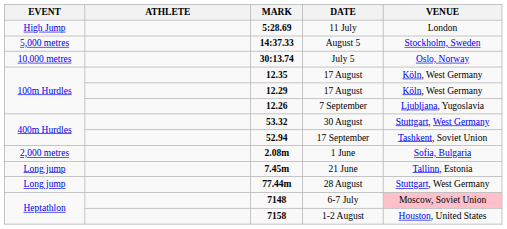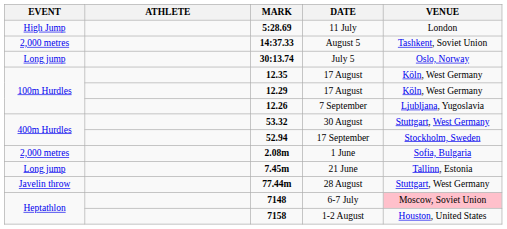(45, 44) 5,000 metres -> (45, 44) 2,000 metres
(443, 44) Stockholm, Sweden -> (443, 44) Tashkent, Soviet Union
(45, 59) 10,000 metres -> (45, 59) Long jump
(443, 138) Tashkent, Soviet Union -> (443, 138) Stockholm, Sweden
(45, 185) Long jump -> (45, 185) Javelin throw
